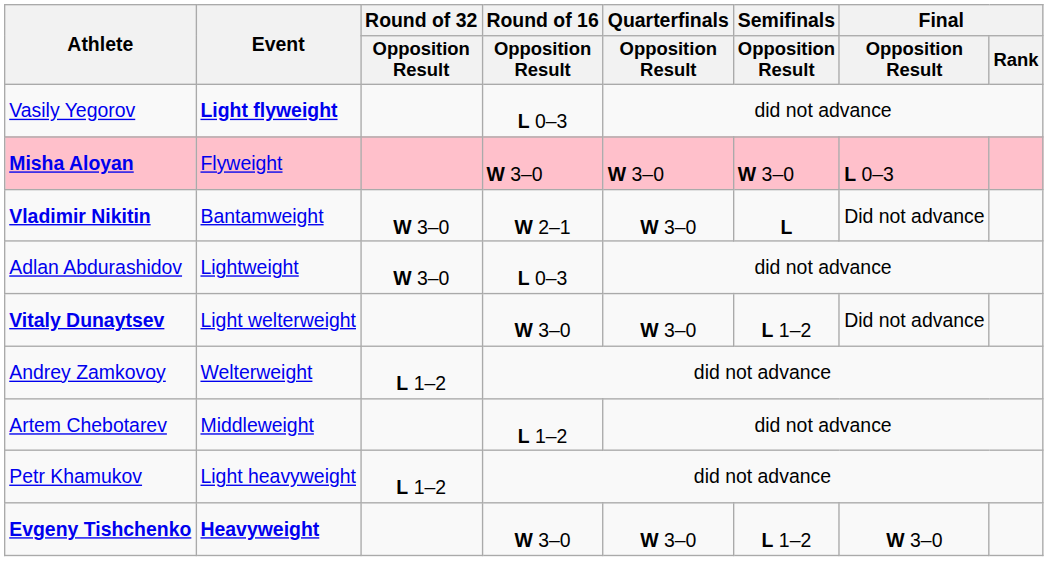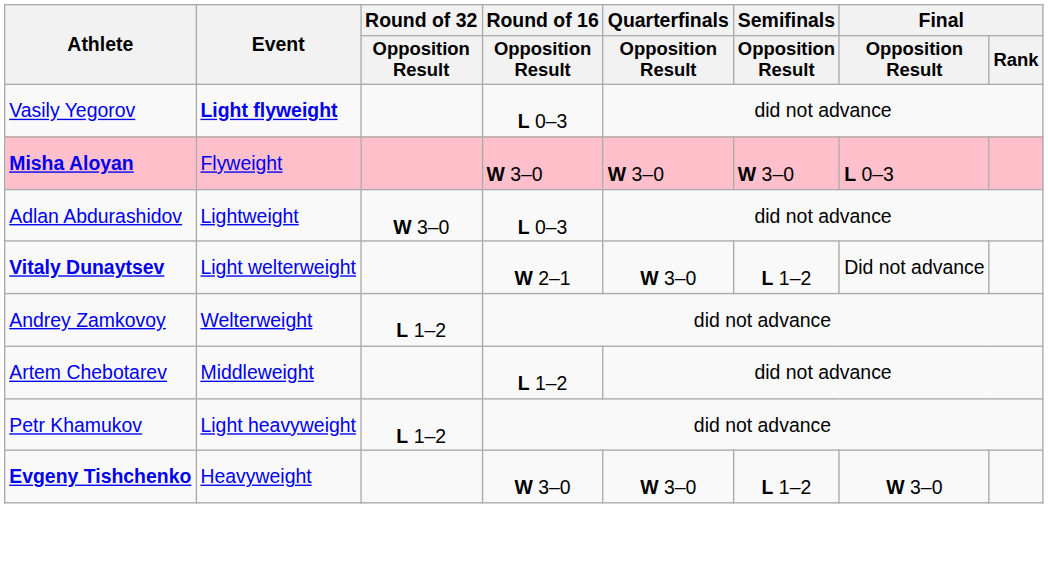- row: (80, 216)
(543, 331) W 3–0 -> (543, 279) W 2–1
(260, 530) bold -> (256, 477) normal
